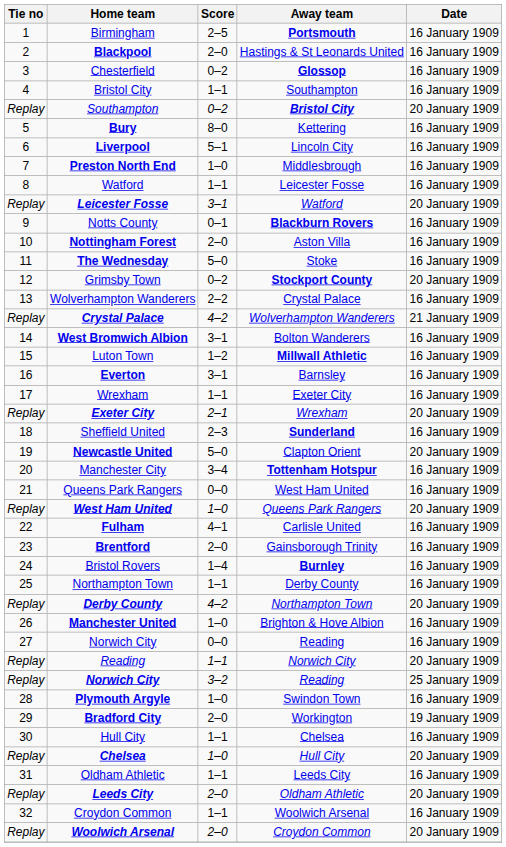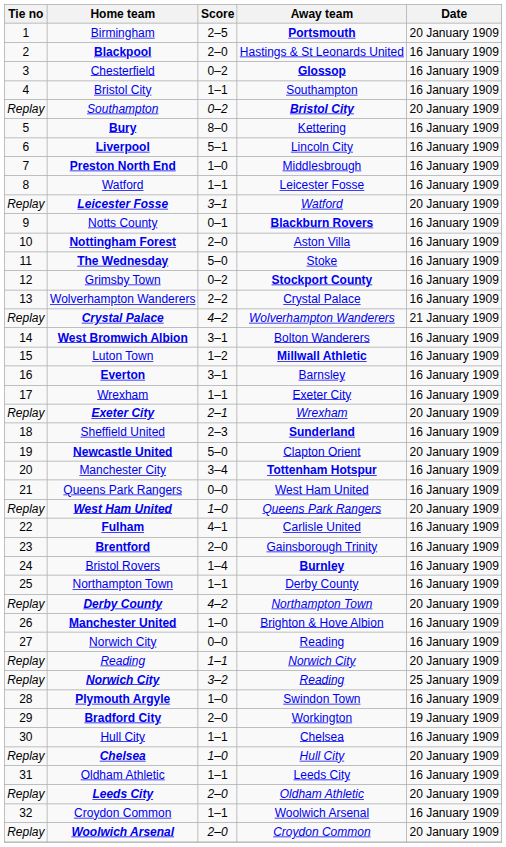(454, 33) 16 January 1909 -> (454, 33) 20 January 1909
(454, 280) 20 January 1909 -> (454, 280) 16 January 1909
